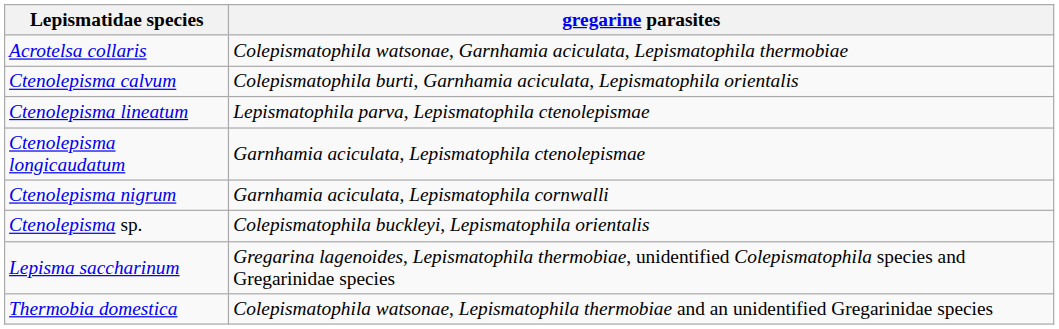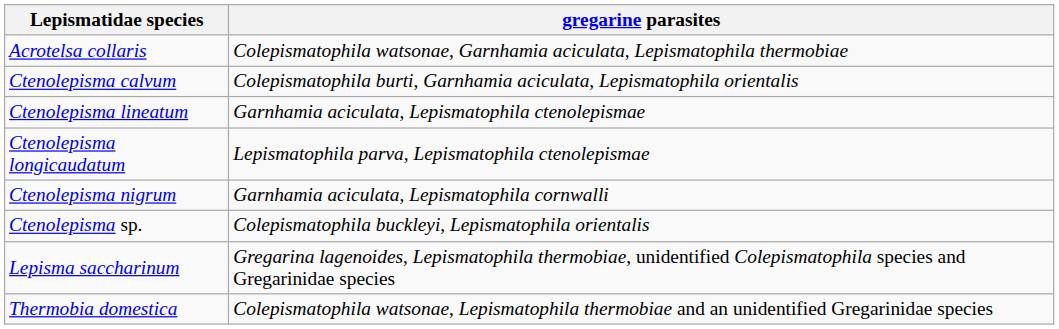(441, 111) Lepismatophila parva, Lepismatophila ctenolepismae -> (439, 111) Garnhamia aciculata, Lepismatophila ctenolepismae
(439, 153) Garnhamia aciculata, Lepismatophila ctenolepismae -> (441, 153) Lepismatophila parva, Lepismatophila ctenolepismae
